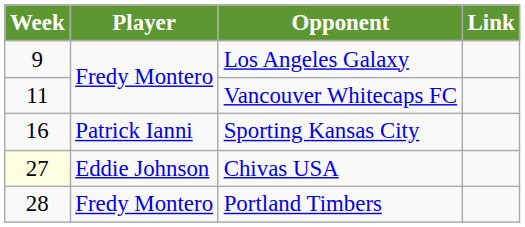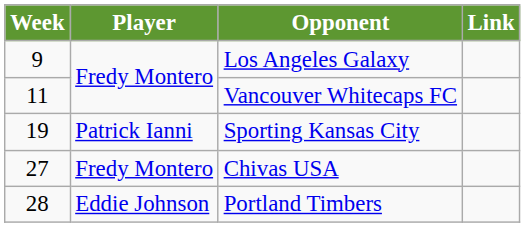(37, 131) 16 -> (37, 131) 19
(37, 167) lightyellow background -> (37, 167) no background
(142, 167) Eddie Johnson -> (144, 167) Fredy Montero
(144, 204) Fredy Montero -> (142, 204) Eddie Johnson
